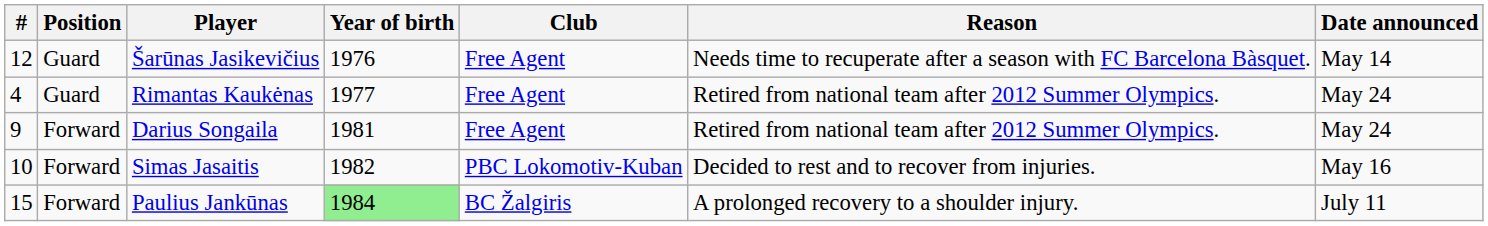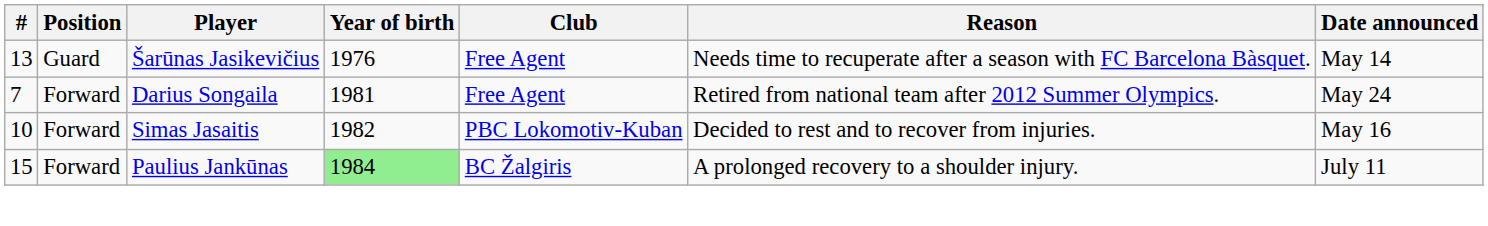(21, 58) 12 -> (21, 58) 13
- row: (222, 94)
(16, 130) 9 -> (16, 94) 7
